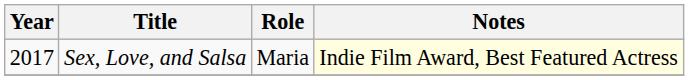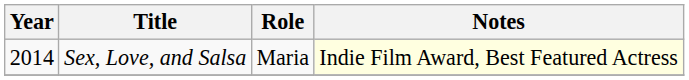(32, 57) 2017 -> (32, 57) 2014
